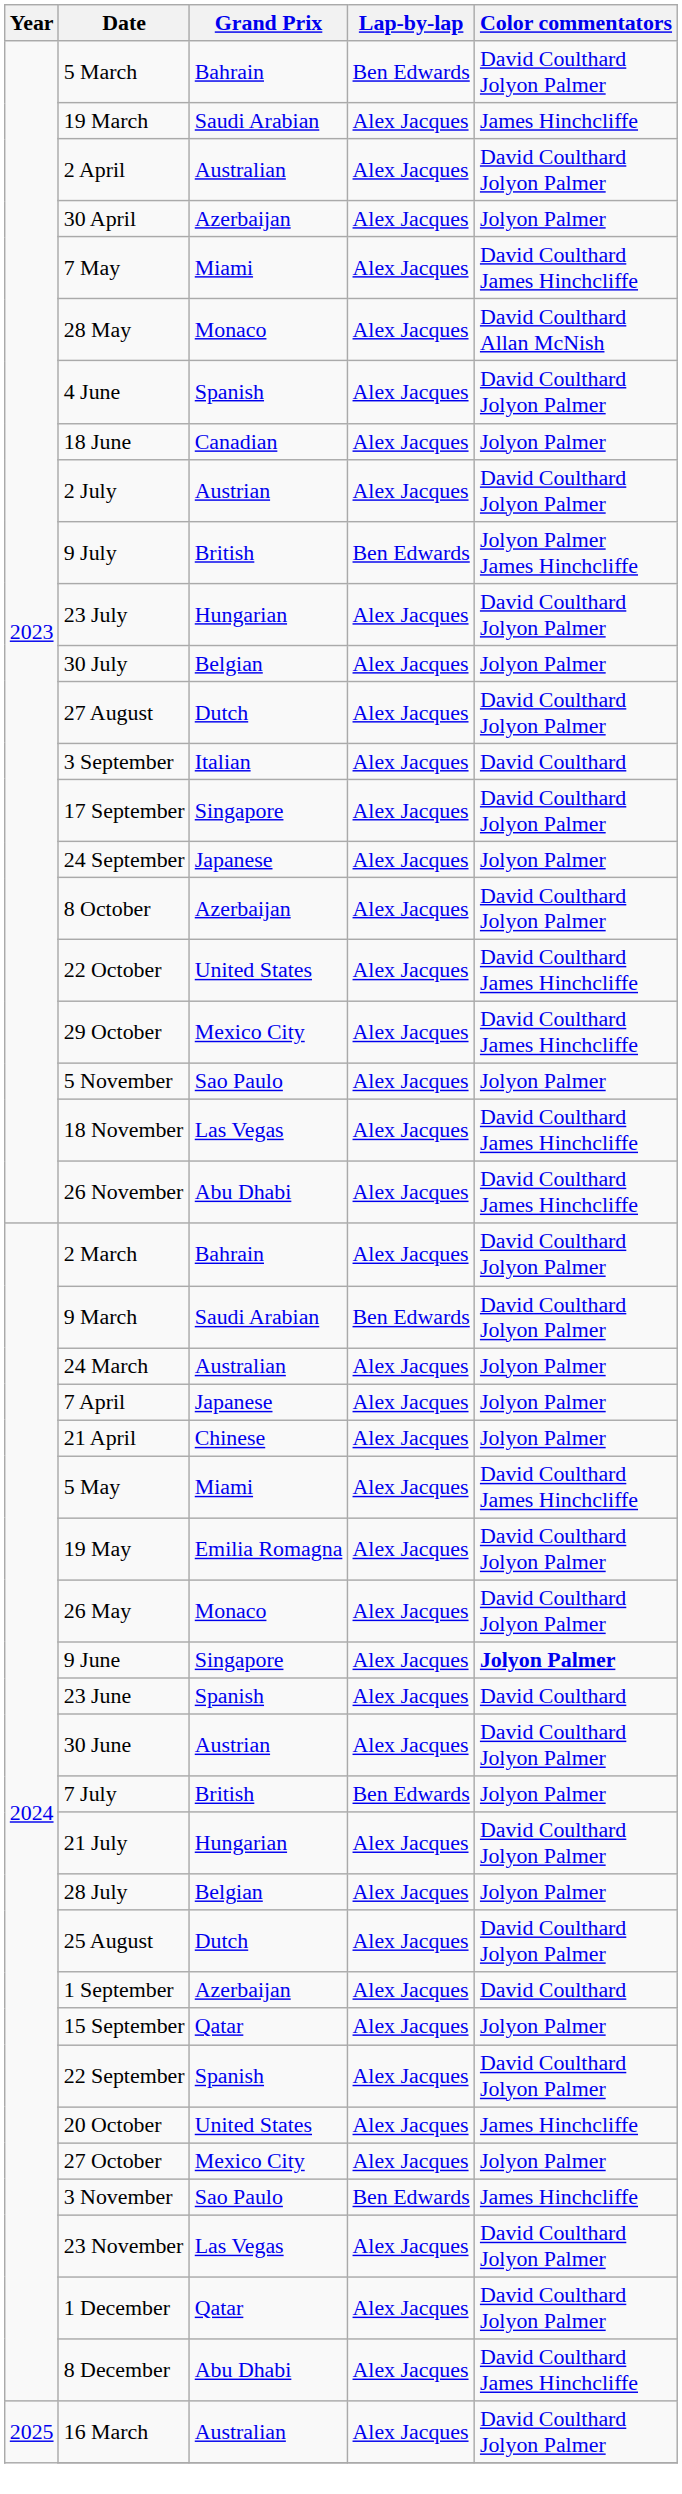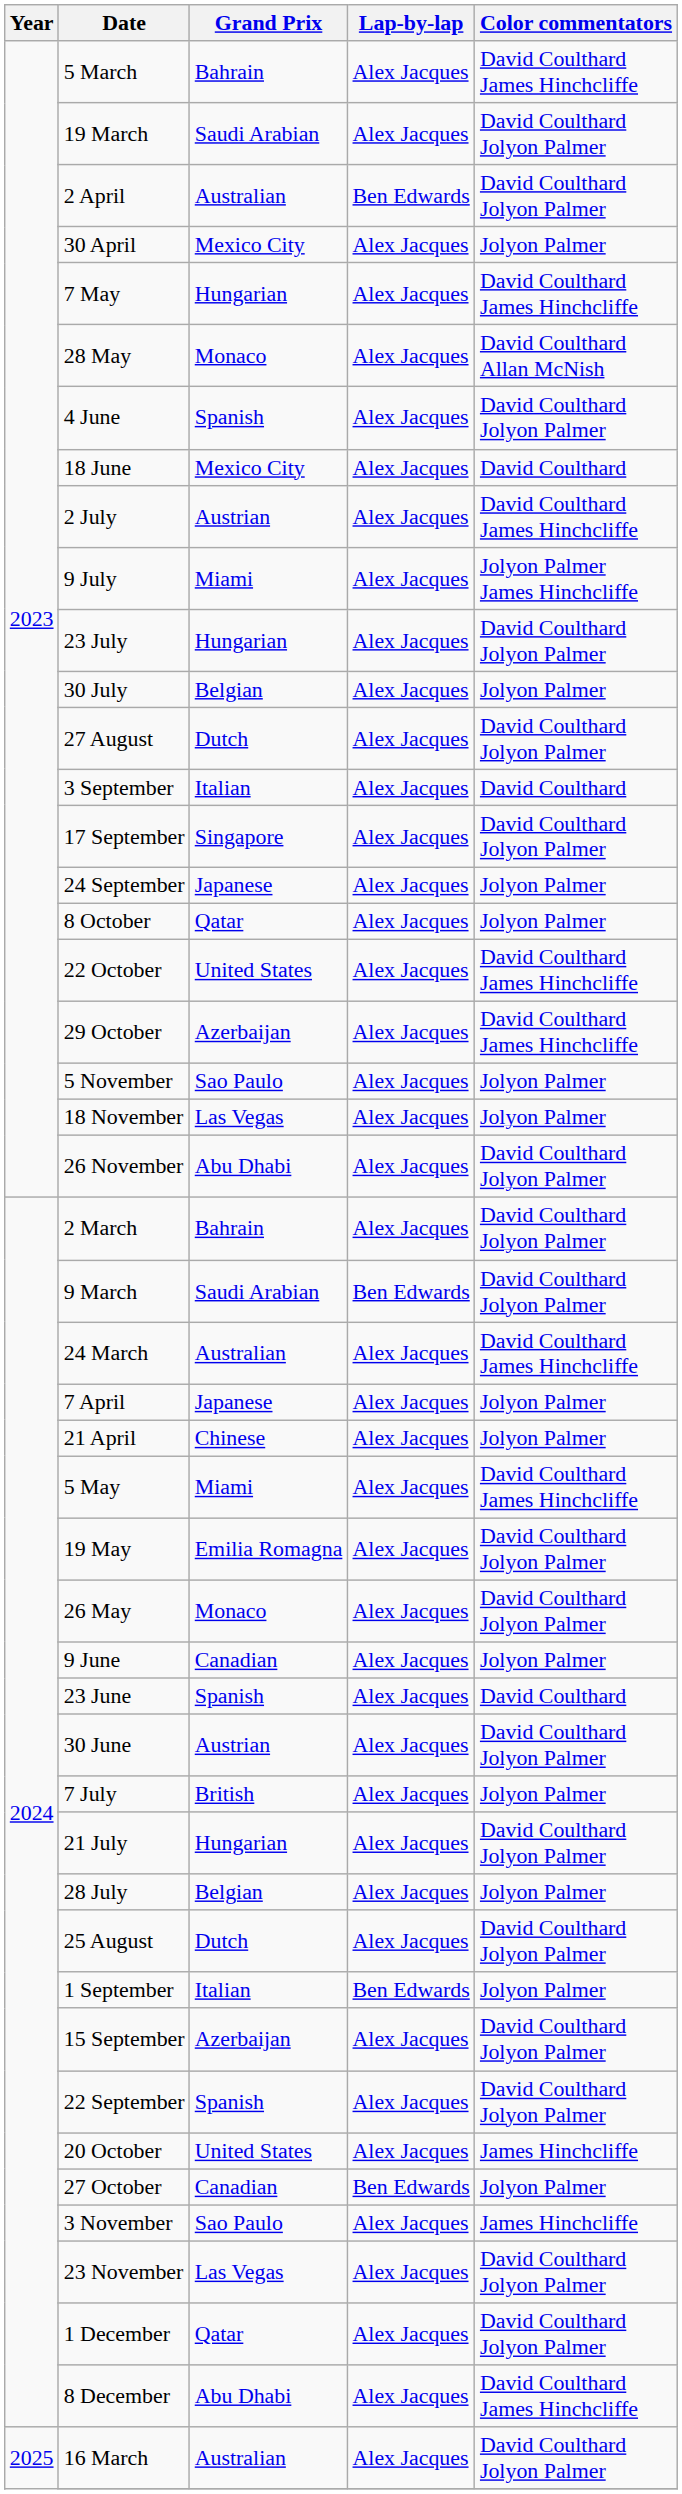(411, 71) Ben Edwards -> (411, 71) Alex Jacques
(553, 71) David Coulthard Jolyon Palmer -> (559, 71) David Coulthard James Hinchcliffe
(559, 120) James Hinchcliffe -> (553, 133) David Coulthard Jolyon Palmer
(411, 169) Alex Jacques -> (411, 195) Ben Edwards
(243, 218) Azerbaijan -> (250, 244) Mexico City
(224, 267) Miami -> (241, 293) Hungarian
(236, 441) Canadian -> (250, 466) Mexico City
(543, 441) Jolyon Palmer -> (553, 466) David Coulthard
(553, 490) David Coulthard Jolyon Palmer -> (559, 516) David Coulthard James Hinchcliffe
(225, 552) British -> (224, 578) Miami
(411, 552) Ben Edwards -> (411, 578) Alex Jacques
(243, 908) Azerbaijan -> (219, 921) Qatar
(553, 908) David Coulthard Jolyon Palmer -> (543, 921) Jolyon Palmer
(250, 1032) Mexico City -> (243, 1032) Azerbaijan
(559, 1130) David Coulthard James Hinchcliffe -> (543, 1117) Jolyon Palmer
(559, 1192) David Coulthard James Hinchcliffe -> (553, 1166) David Coulthard Jolyon Palmer
(543, 1365) Jolyon Palmer -> (559, 1352) David Coulthard James Hinchcliffe
(239, 1659) Singapore -> (236, 1659) Canadian
(548, 1659) bold -> (543, 1659) normal
(411, 1794) Ben Edwards -> (411, 1794) Alex Jacques
(243, 1990) Azerbaijan -> (223, 1990) Italian
(411, 1990) Alex Jacques -> (411, 1990) Ben Edwards
(553, 1990) David Coulthard -> (543, 1990) Jolyon Palmer
(219, 2026) Qatar -> (243, 2039) Azerbaijan
(543, 2026) Jolyon Palmer -> (553, 2039) David Coulthard Jolyon Palmer
(250, 2160) Mexico City -> (236, 2186) Canadian
(411, 2160) Alex Jacques -> (411, 2186) Ben Edwards
(411, 2196) Ben Edwards -> (411, 2222) Alex Jacques
